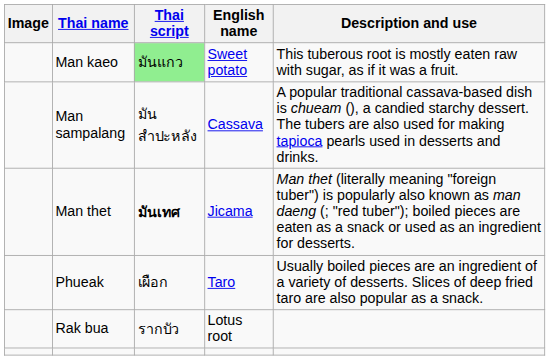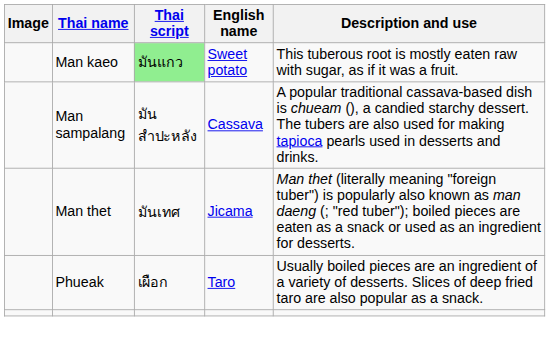(159, 212) bold -> (159, 212) normal
- row: (82, 328)
